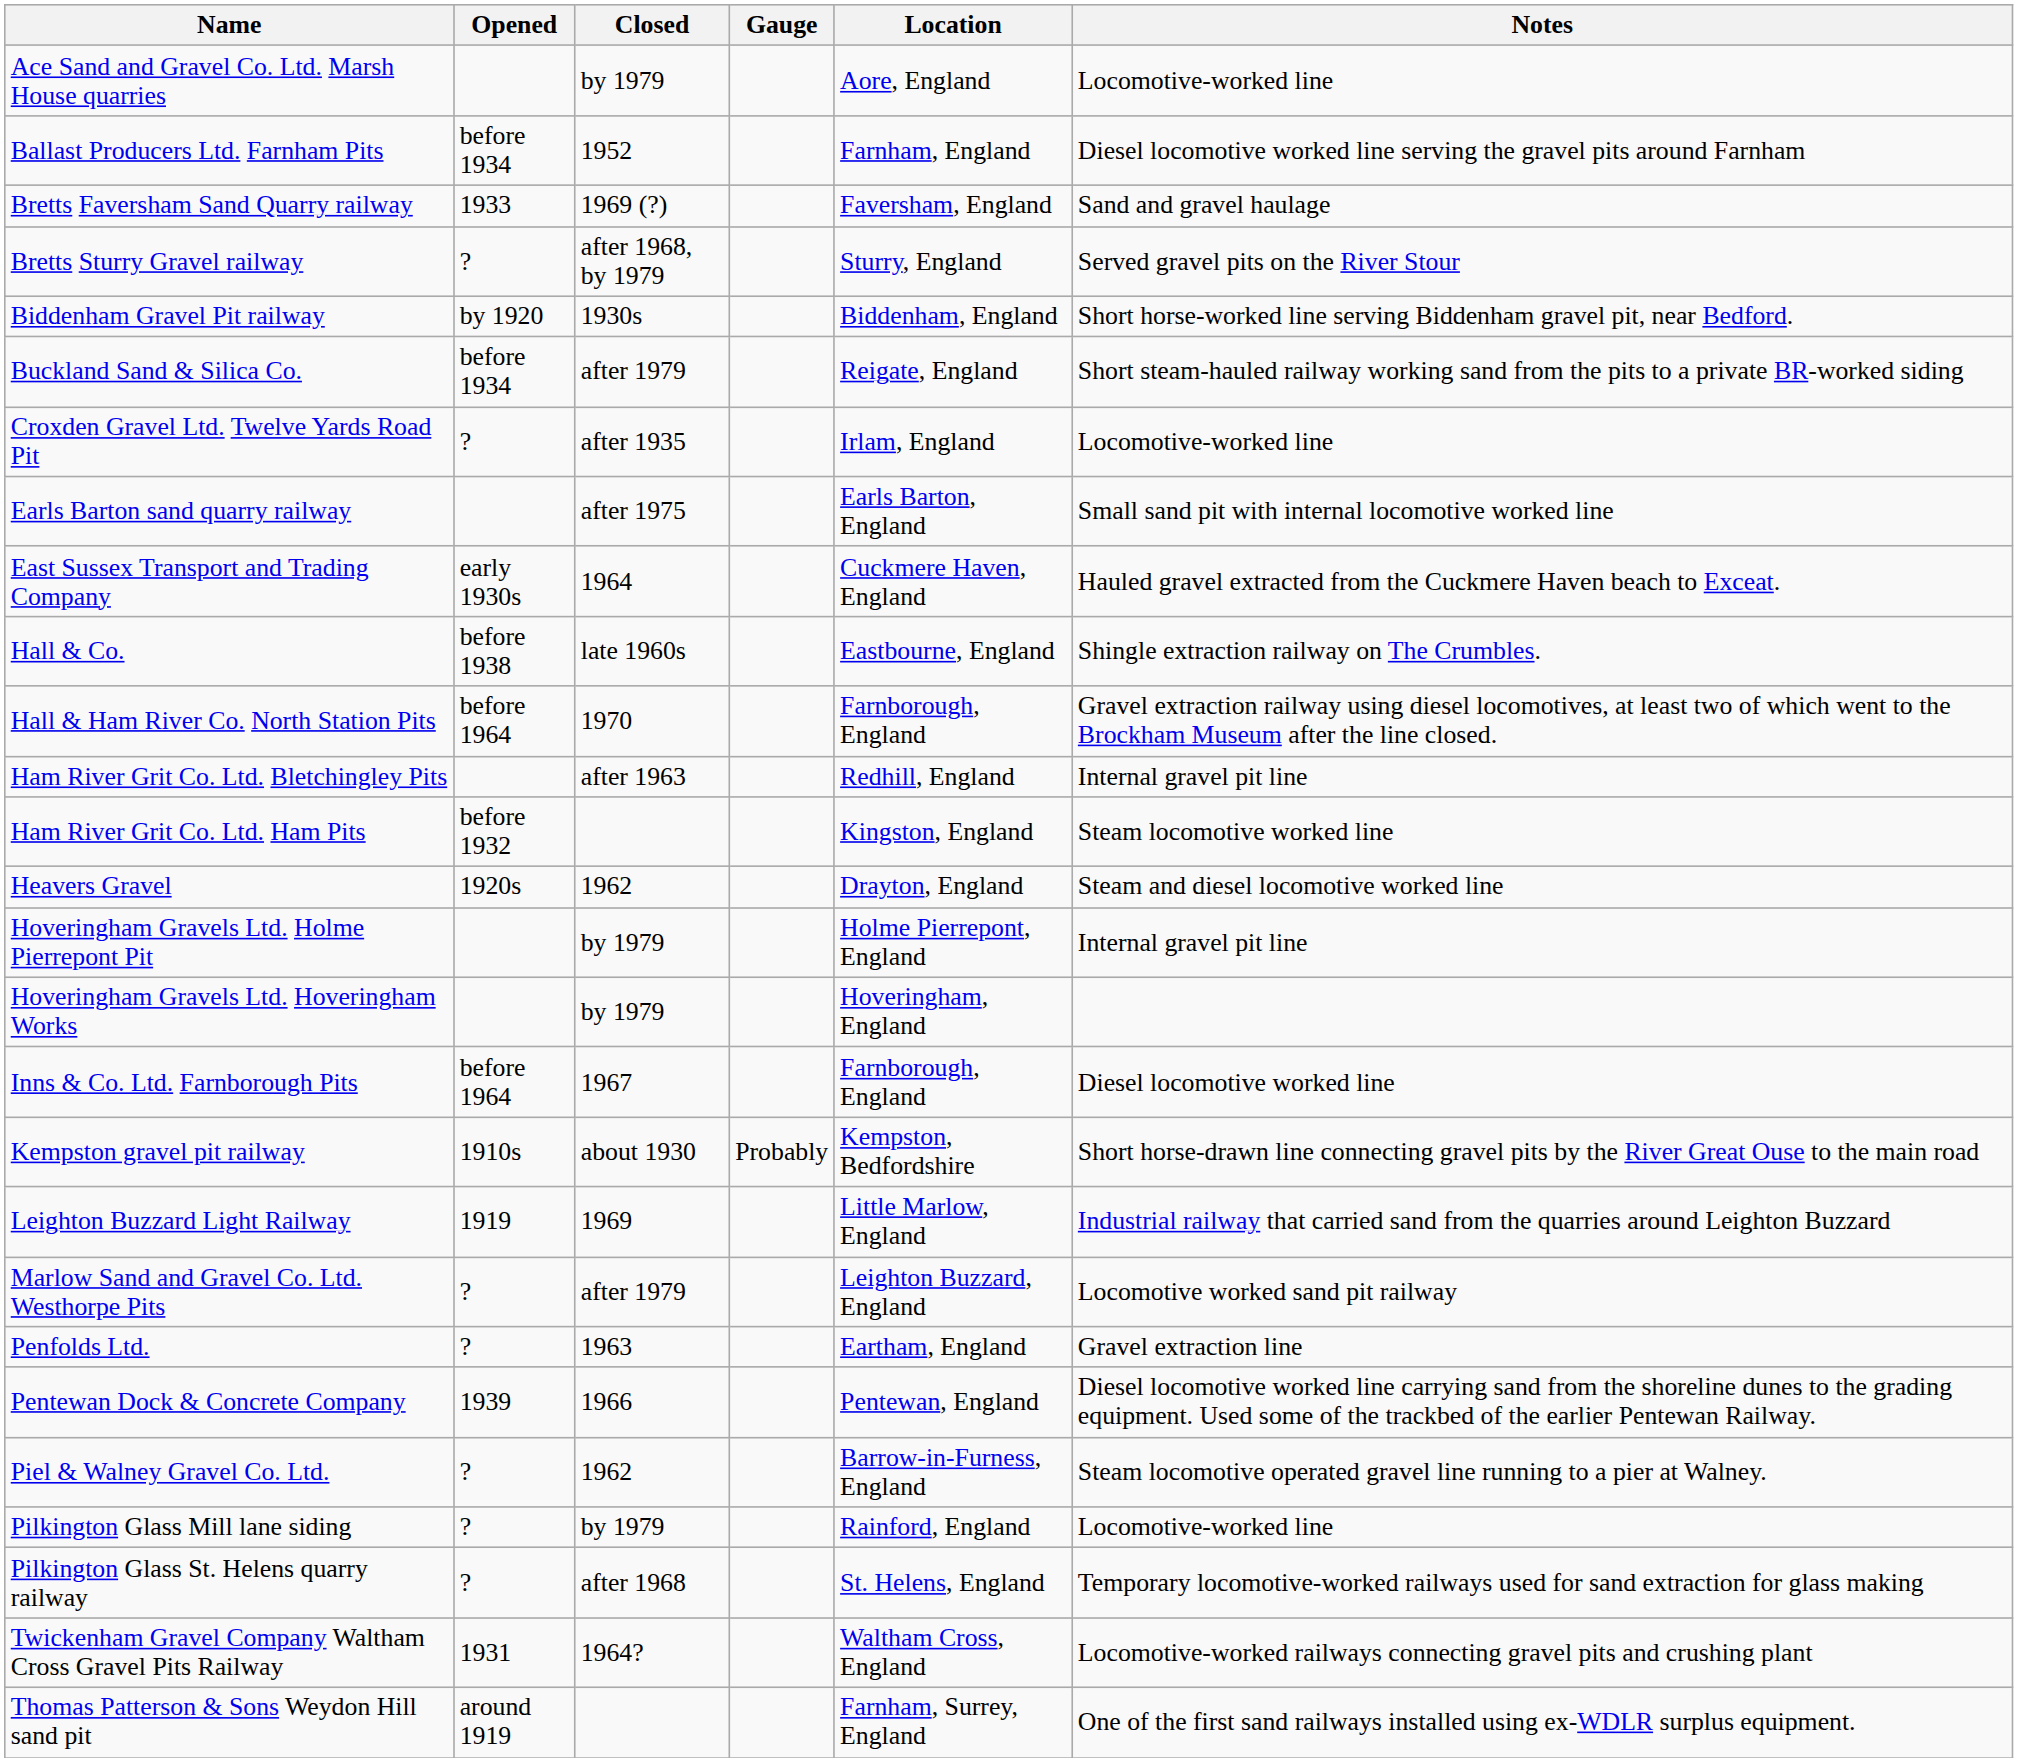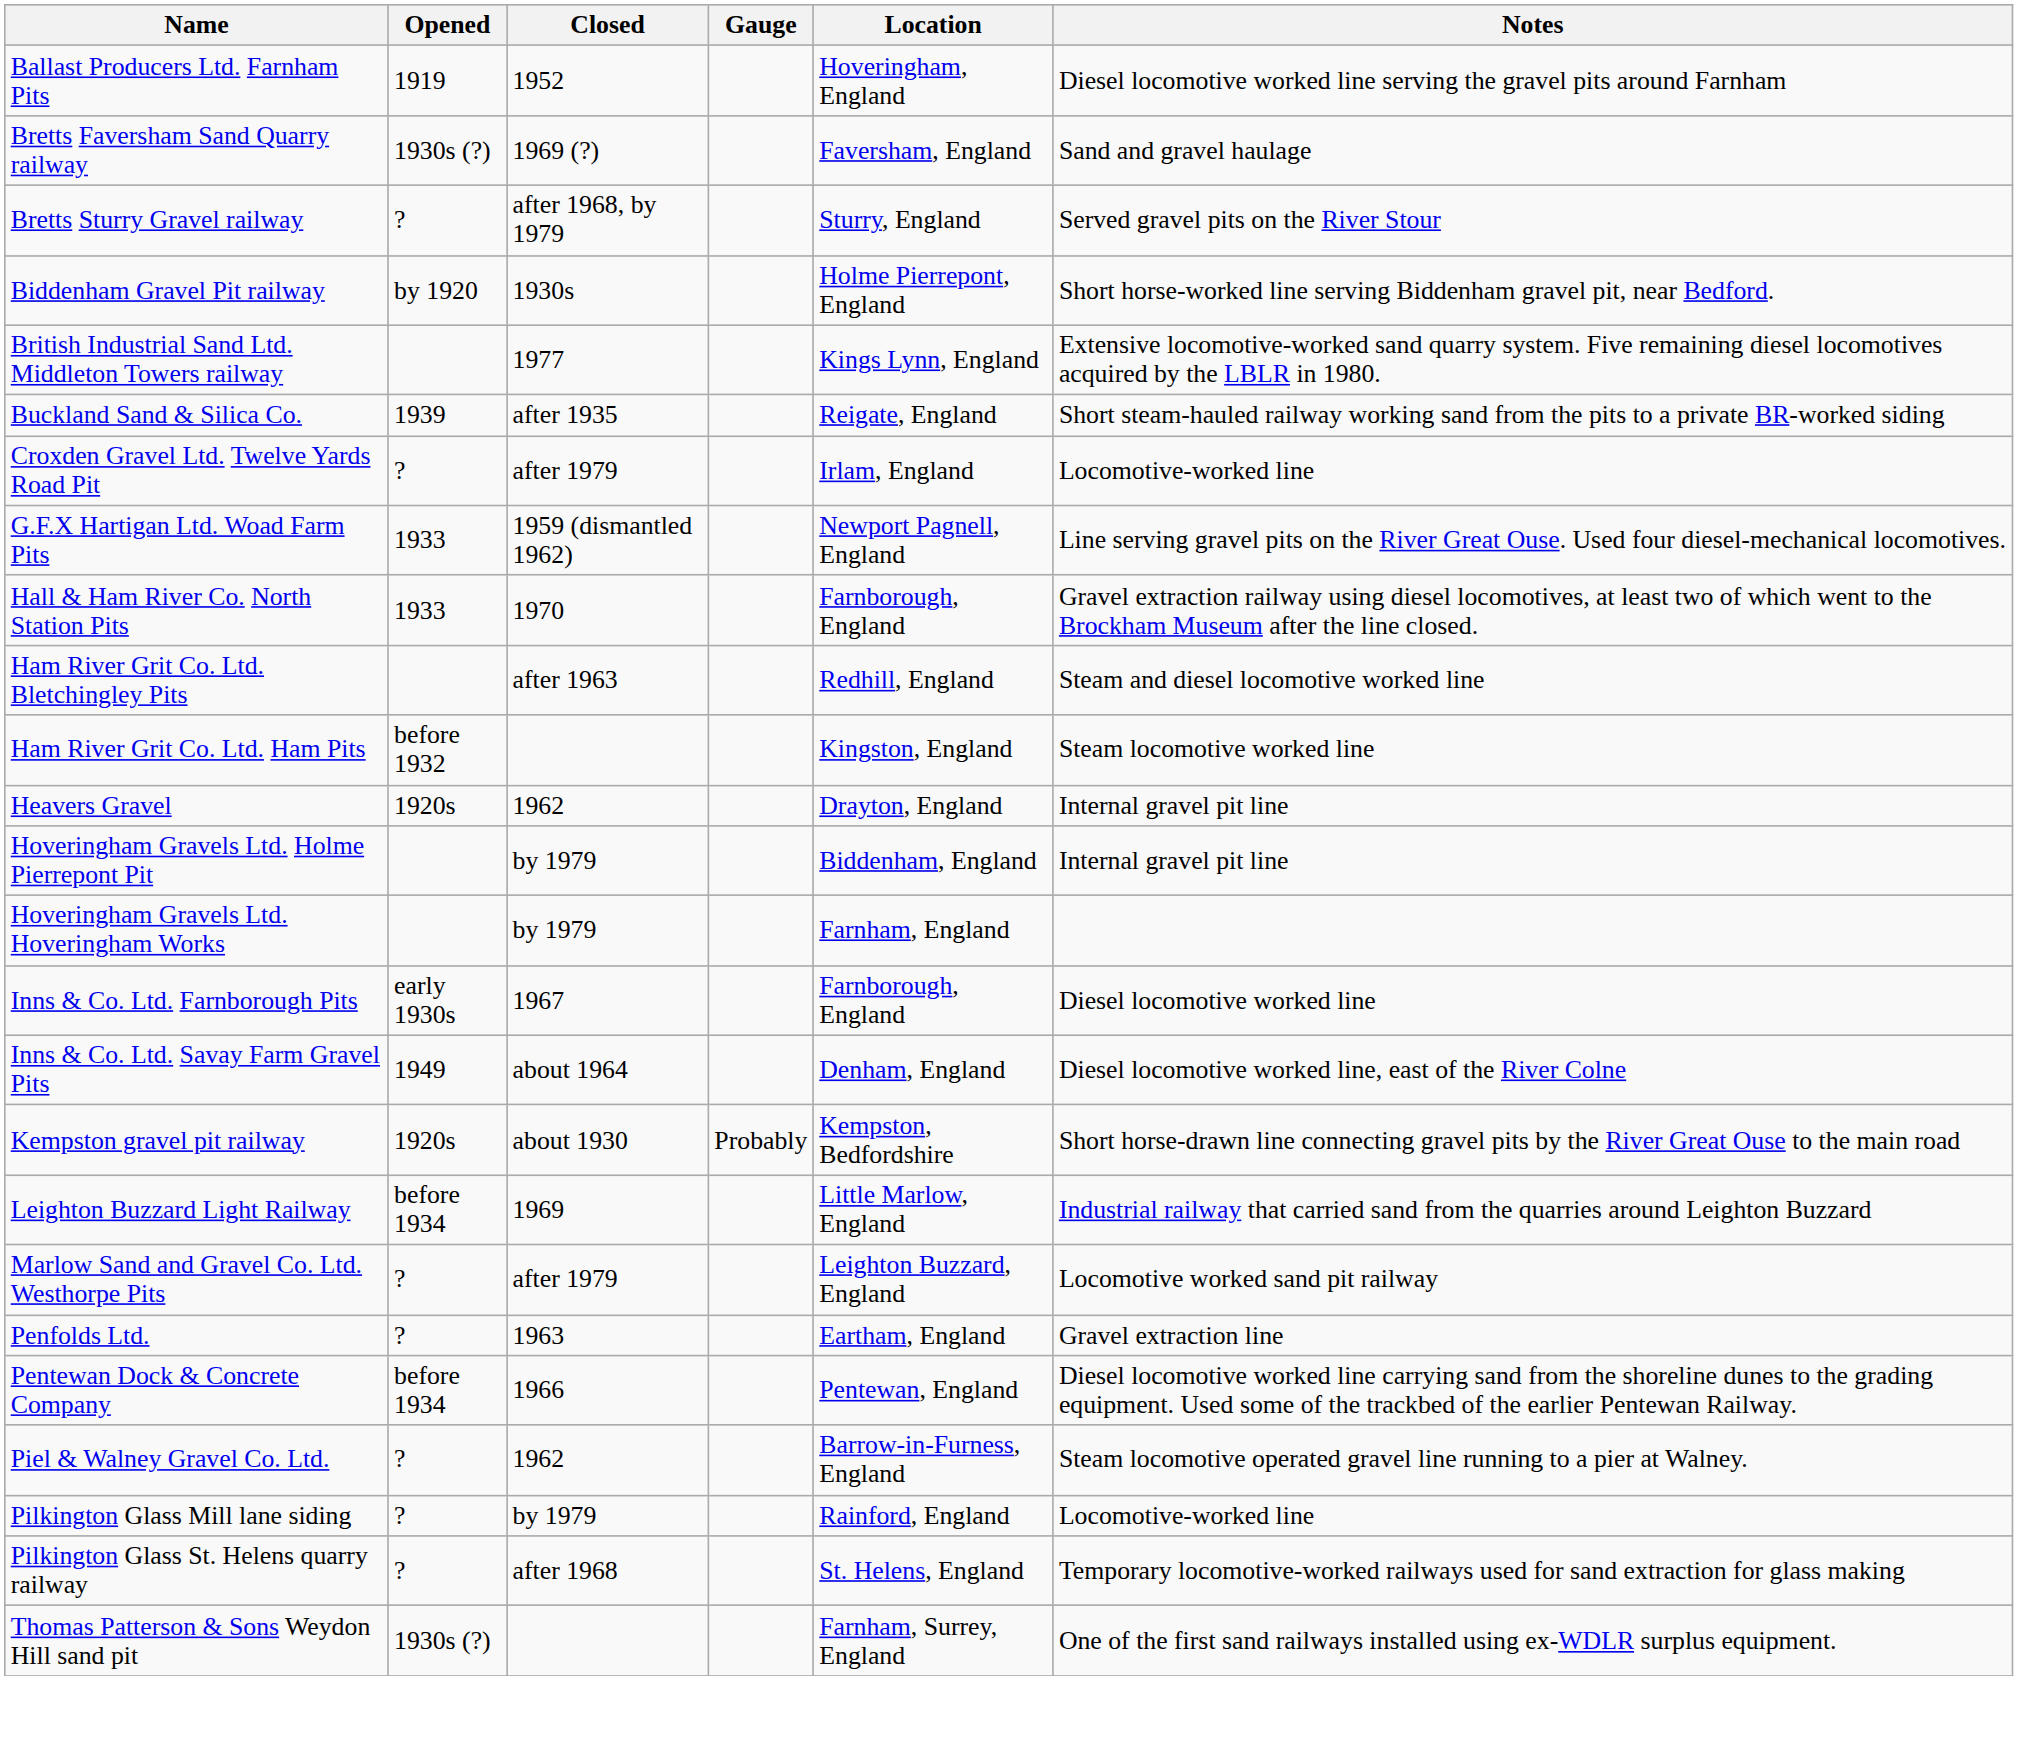- row: (202, 80)
(493, 150) before 1934 -> (420, 80) 1919
(935, 150) Farnham, England -> (893, 80) Hoveringham, England
(485, 205) 1933 -> (442, 150) 1930s (?)
(949, 316) Biddenham, England -> (914, 289) Holme Pierrepont, England
+ row: (152, 359)
(493, 371) before 1934 -> (420, 414) 1939
(633, 371) after 1979 -> (565, 414) after 1935
(633, 441) after 1935 -> (565, 470) after 1979
- row: (181, 511)
- row: (190, 580)
+ row: (178, 540)
- row: (68, 650)
(493, 720) before 1964 -> (420, 609) 1933
(1193, 775) Internal gravel pit line -> (1272, 679) Steam and diesel locomotive worked line
(1291, 886) Steam and diesel locomotive worked line -> (1174, 804) Internal gravel pit line
(935, 942) Holme Pierrepont, England -> (928, 860) Biddenham, England
(914, 1011) Hoveringham, England -> (914, 930) Farnham, England
(493, 1081) before 1964 -> (425, 999) early 1930s
+ row: (195, 1069)
(490, 1151) 1910s -> (425, 1139) 1920s
(485, 1221) 1919 -> (427, 1209) before 1934
(485, 1401) 1939 -> (427, 1390) before 1934
- row: (218, 1652)
(495, 1722) around 1919 -> (442, 1640) 1930s (?)
